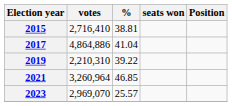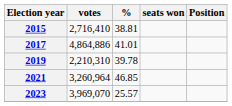(126, 45) 41.04 -> (126, 45) 41.01
(126, 61) 39.22 -> (126, 61) 39.78
(90, 93) 2,969,070 -> (90, 93) 3,969,070
